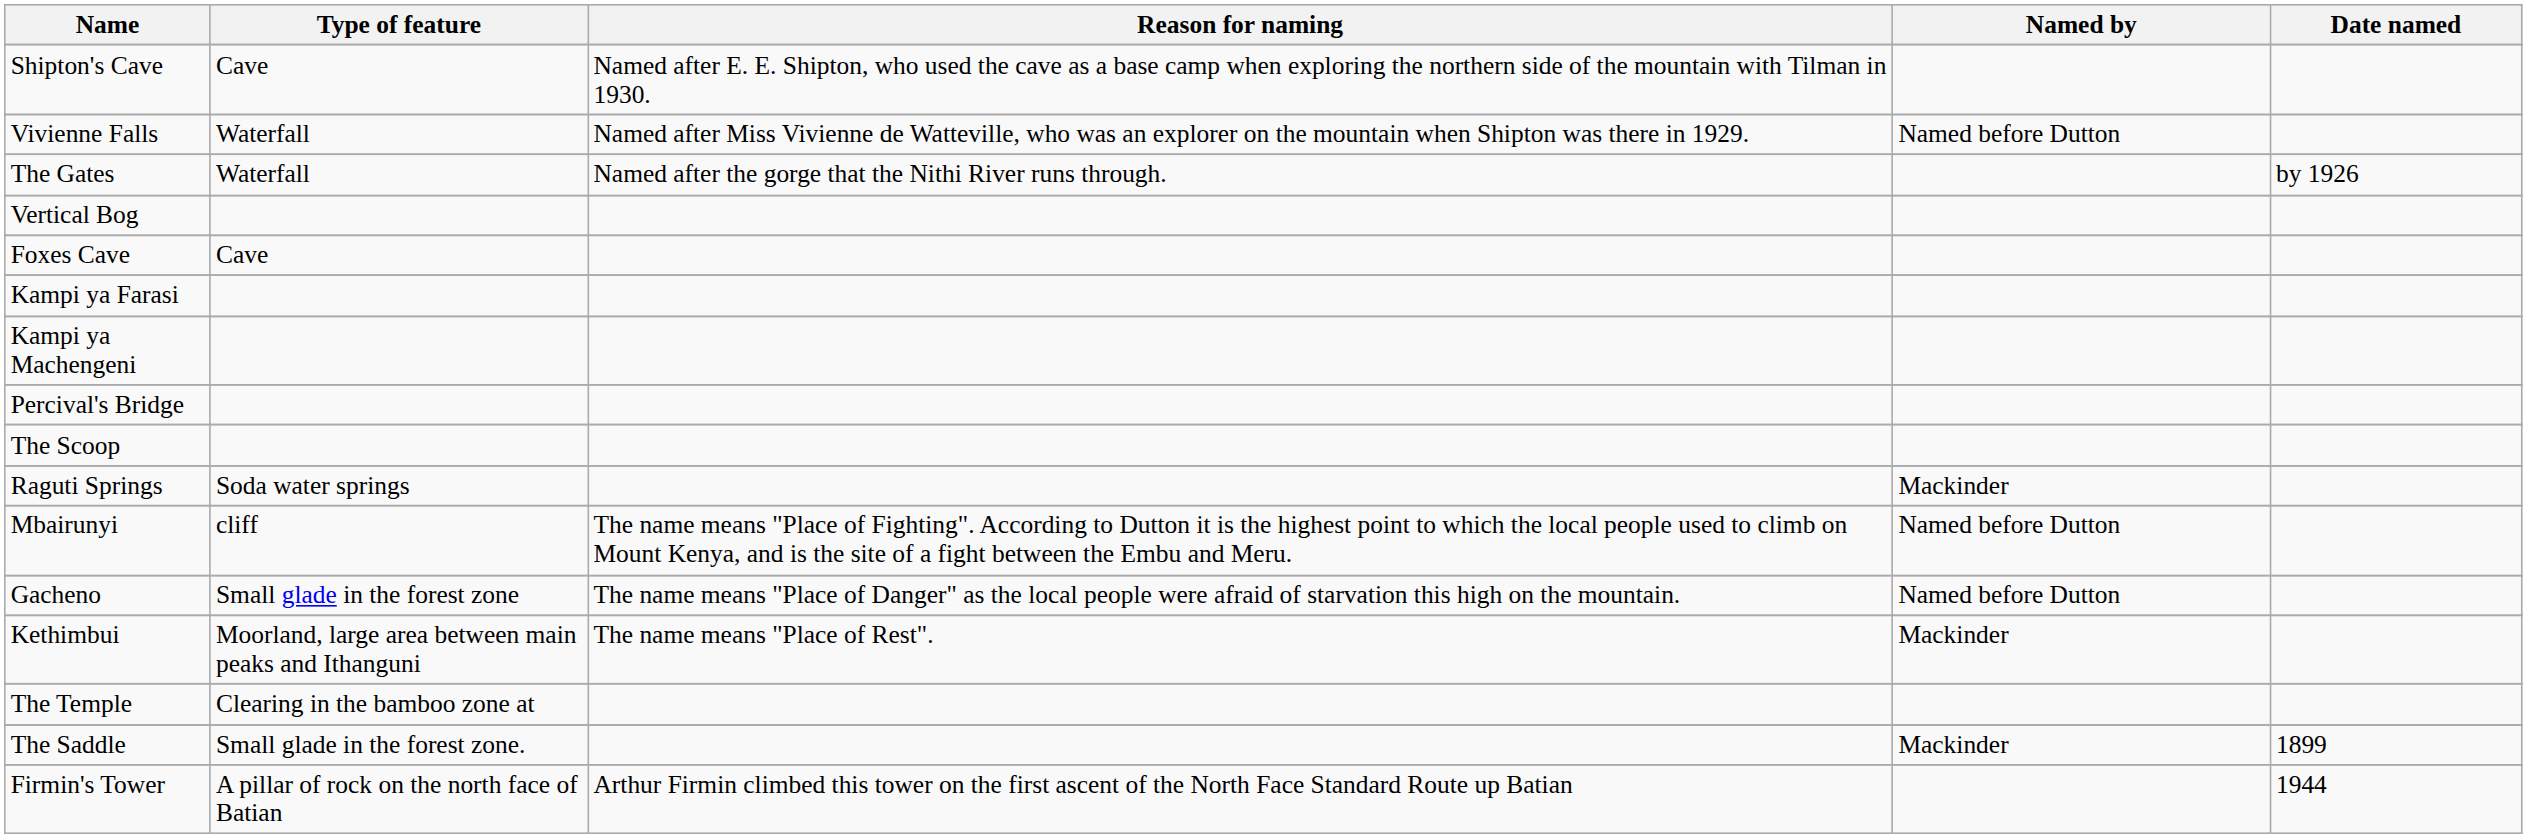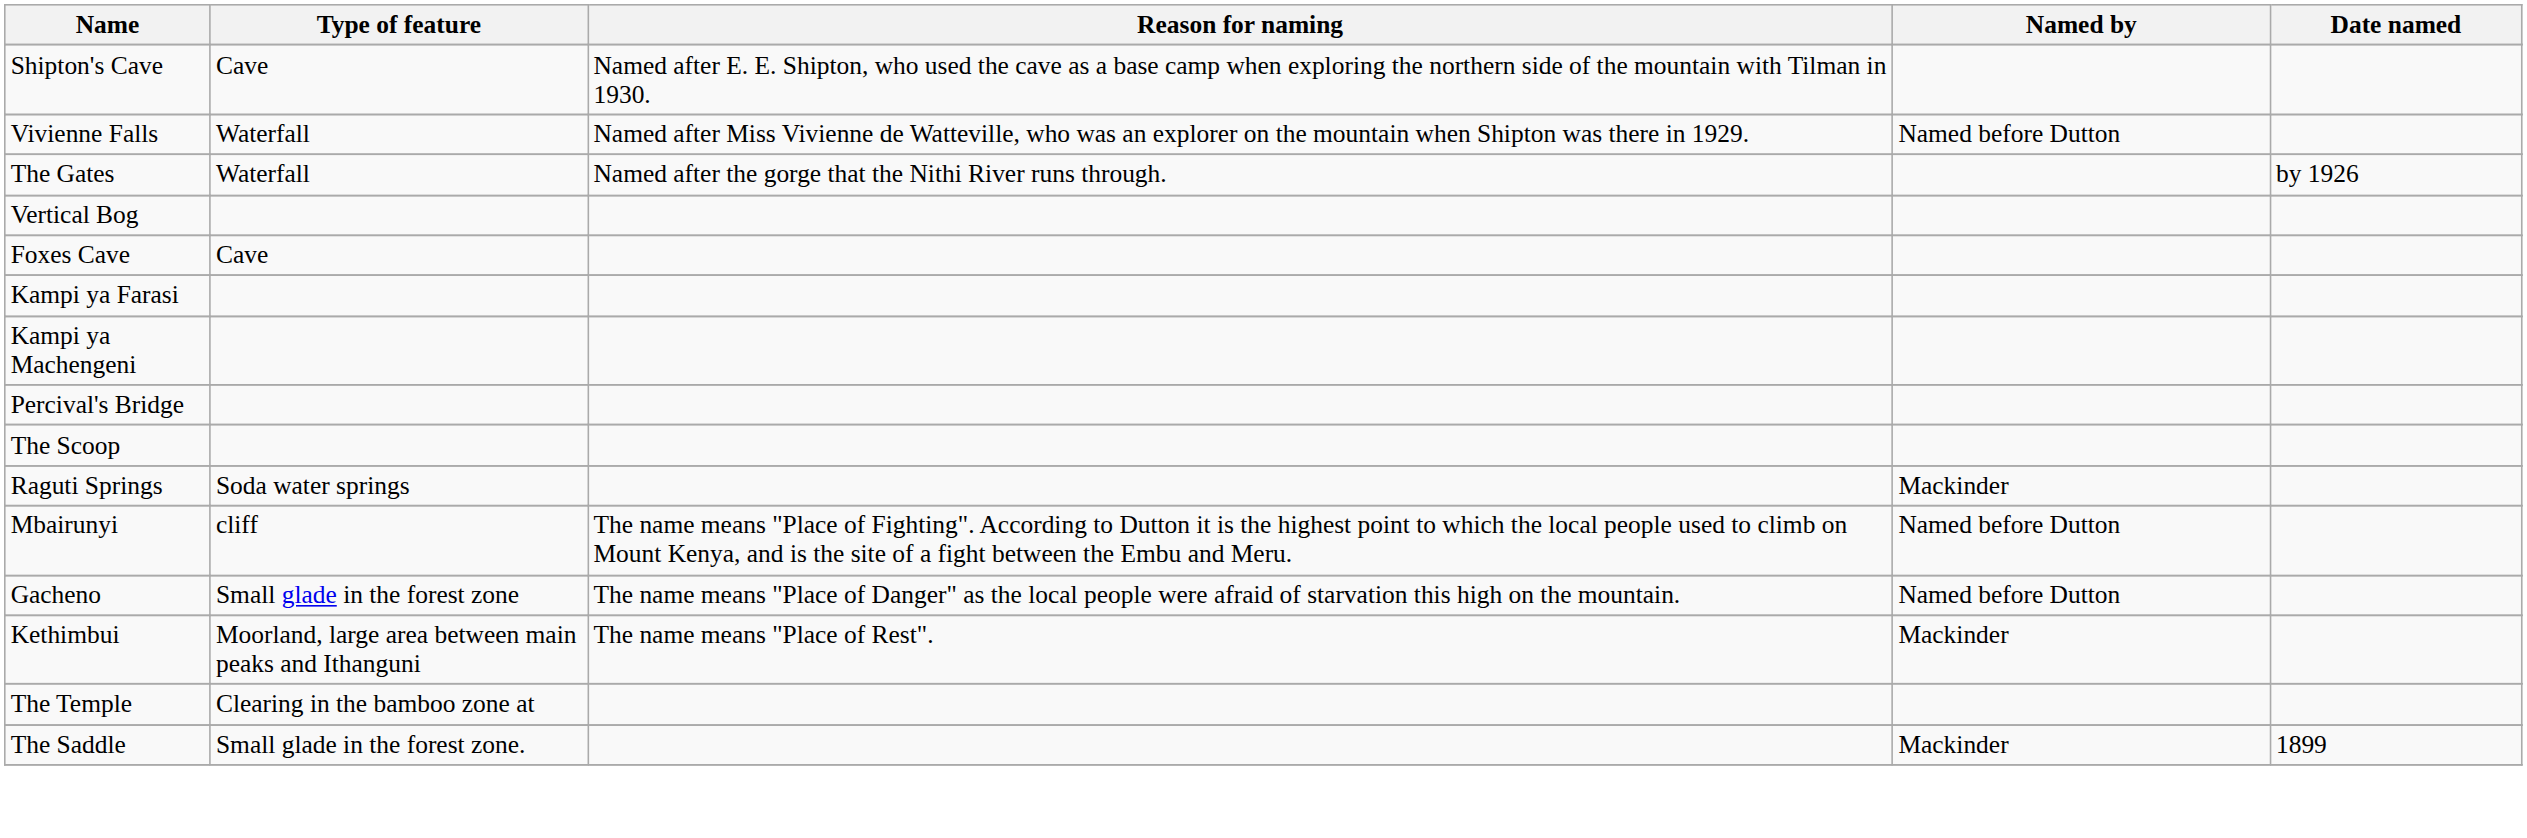- row: (88, 784)
